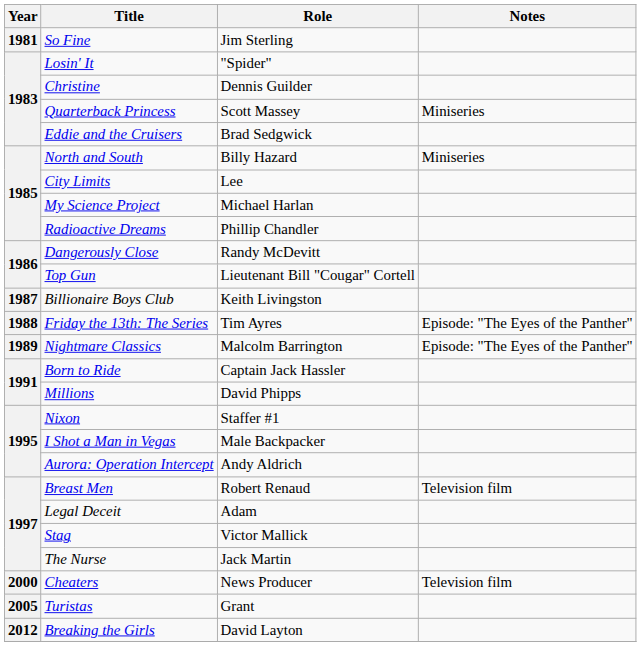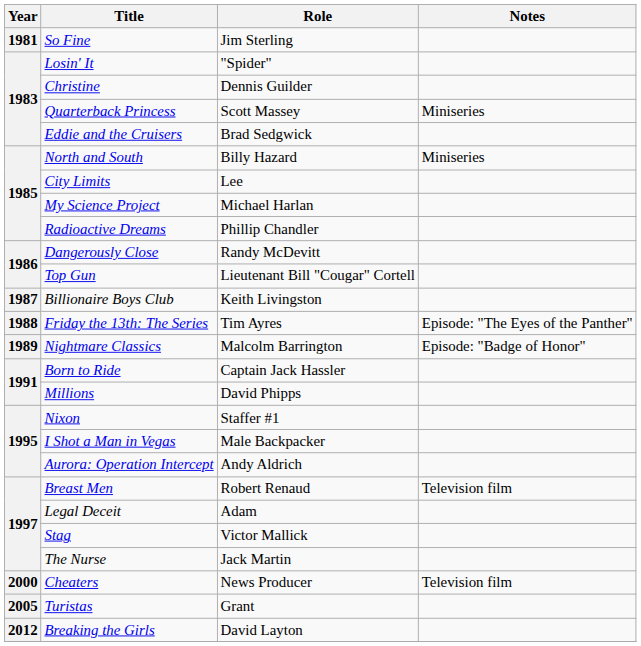(527, 346) Episode: "The Eyes of the Panther" -> (504, 346) Episode: "Badge of Honor"
